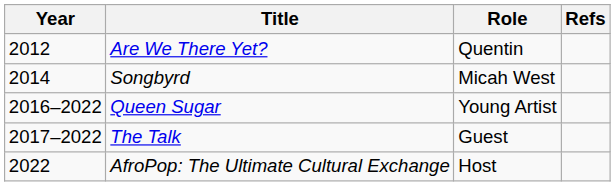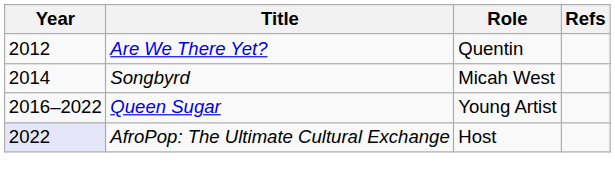- row: (146, 136)
(30, 166) no background -> (30, 136) lavender background
